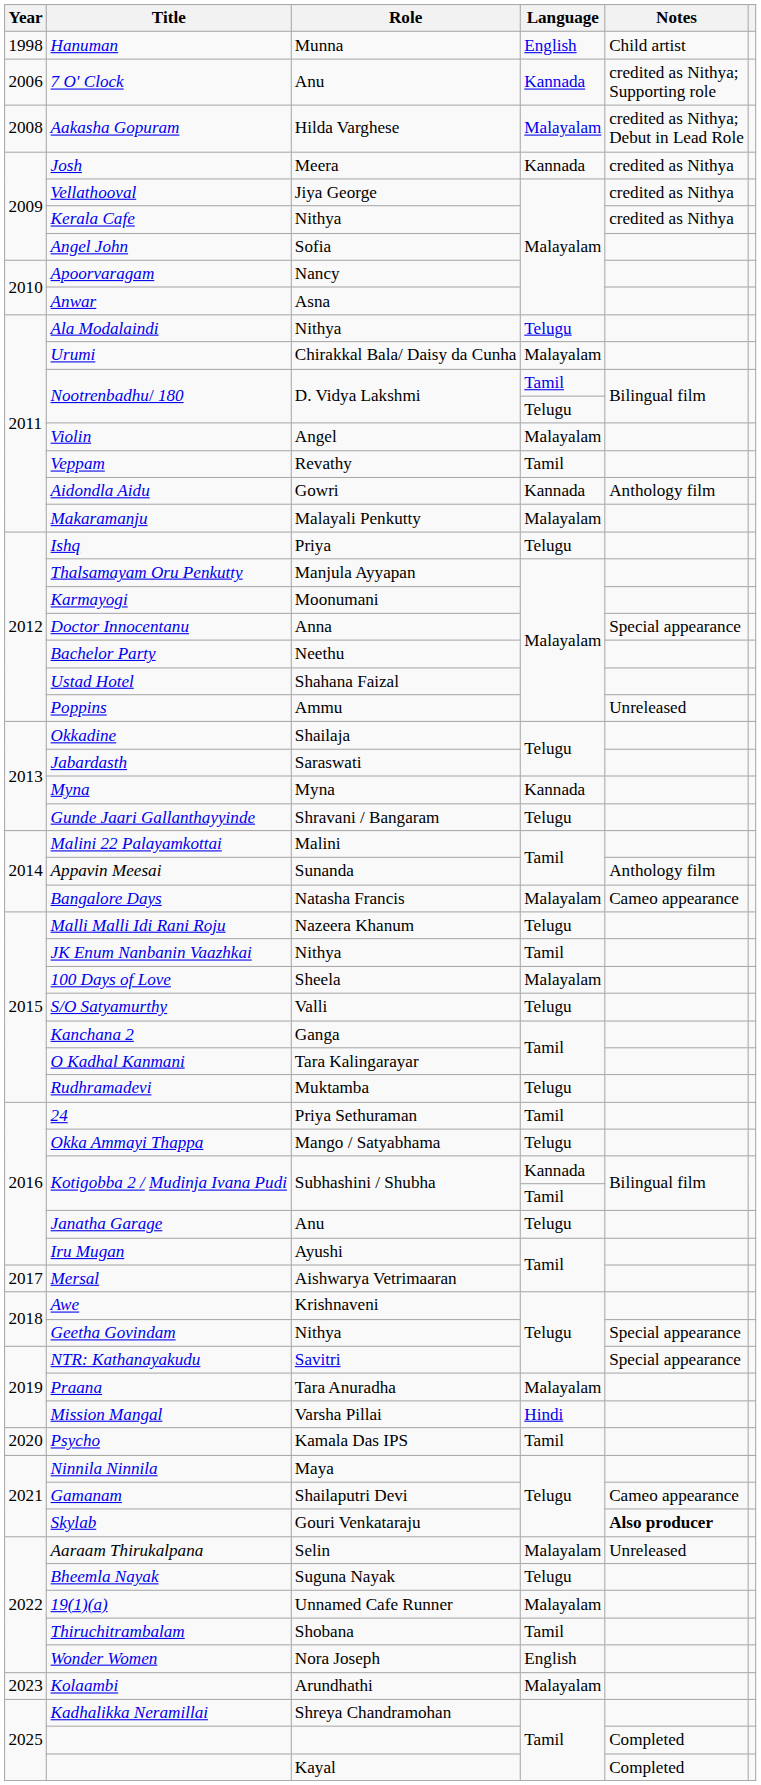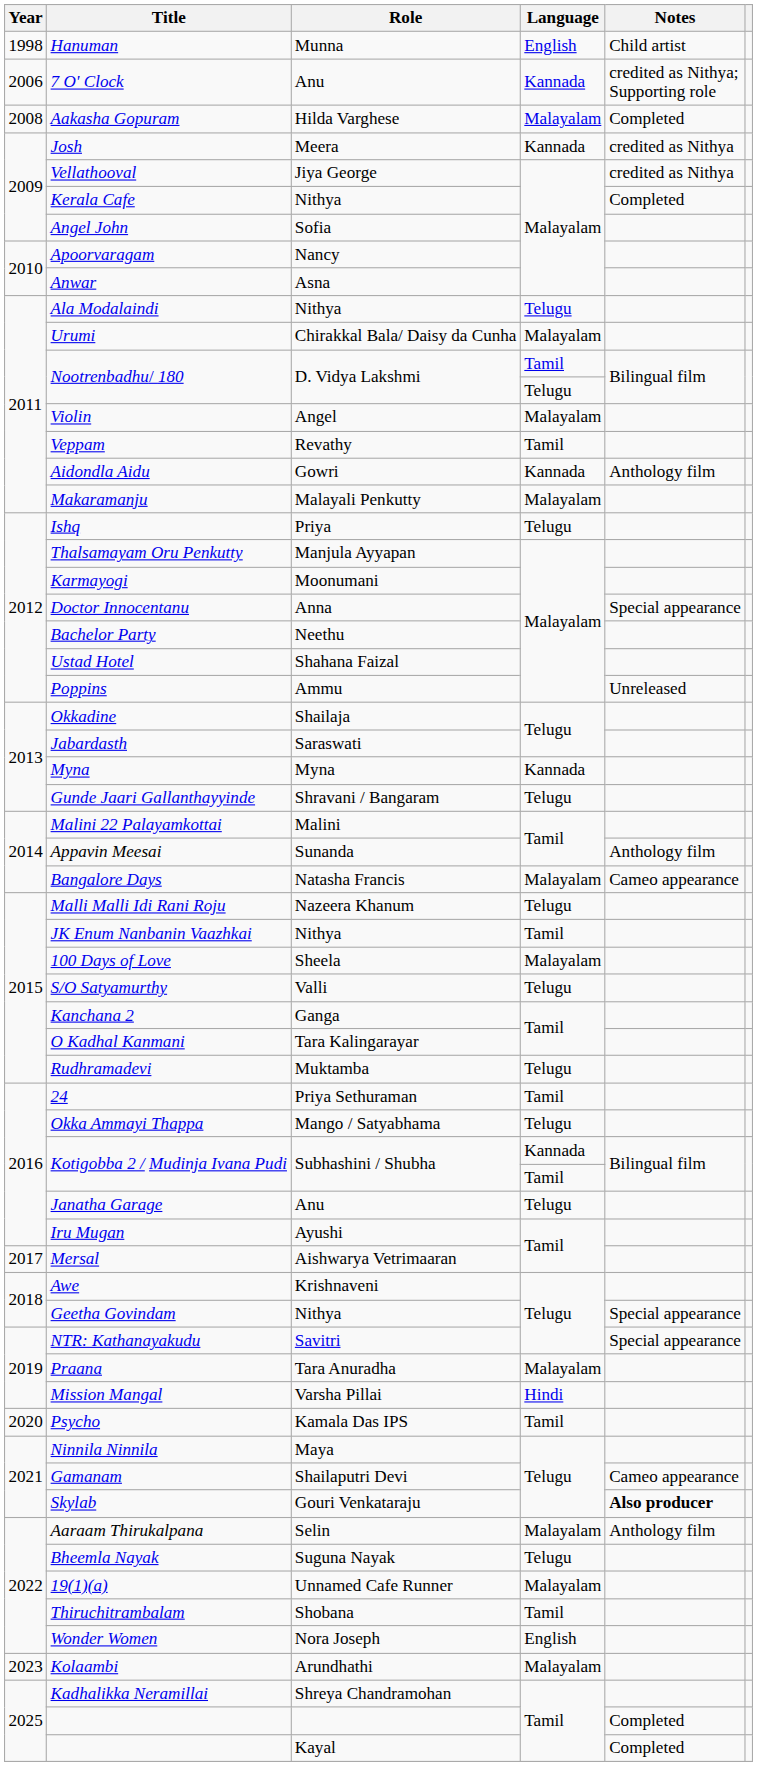(676, 128) credited as Nithya; Debut in Lead Role -> (647, 118) Completed
(671, 219) credited as Nithya -> (647, 200) Completed
(648, 1549) Unreleased -> (662, 1530) Anthology film
